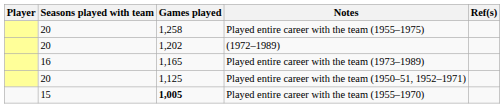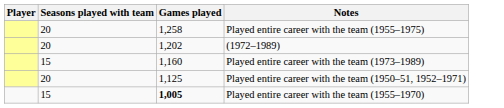- column: (484, 12)
(46, 62) 16 -> (46, 62) 15
(170, 62) 1,165 -> (170, 62) 1,160
